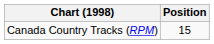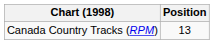(185, 30) 15 -> (185, 30) 13
